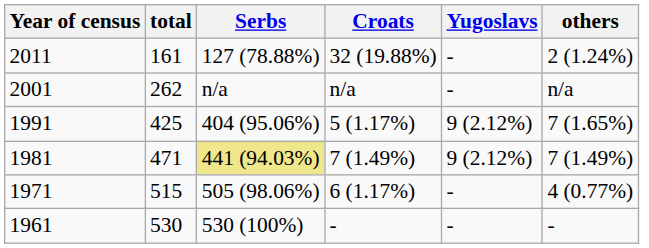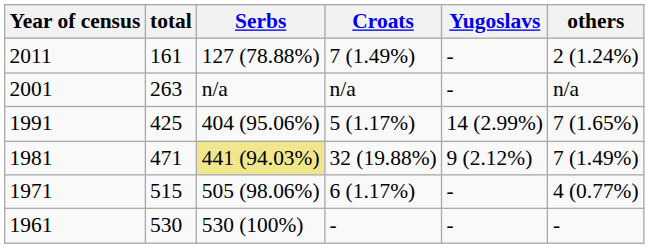(383, 55) 32 (19.88%) -> (372, 55) 7 (1.49%)
(166, 89) 262 -> (166, 89) 263
(489, 123) 9 (2.12%) -> (495, 123) 14 (2.99%)
(372, 157) 7 (1.49%) -> (383, 157) 32 (19.88%)
